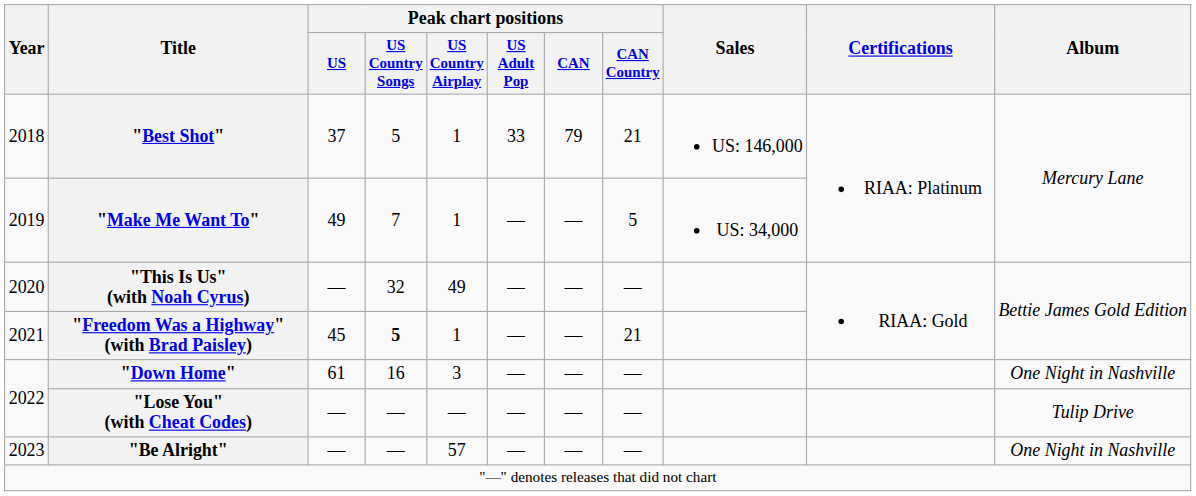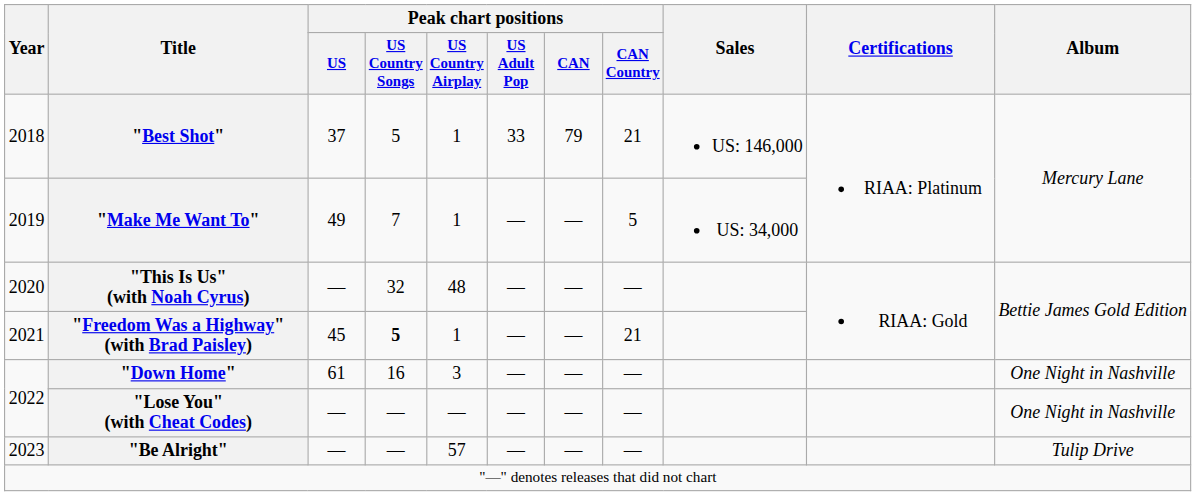(457, 286) 49 -> (457, 286) 48
(1093, 412) Tulip Drive -> (1093, 412) One Night in Nashville
(1093, 450) One Night in Nashville -> (1093, 450) Tulip Drive
